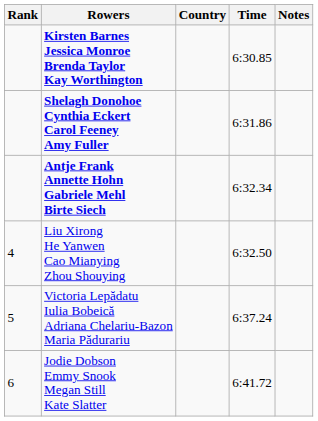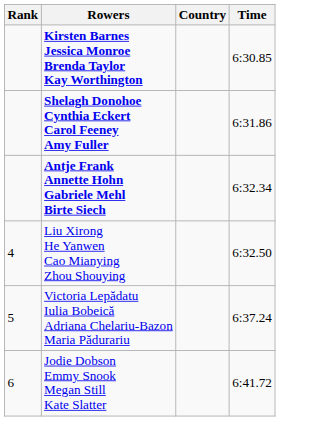- column: (294, 14)
